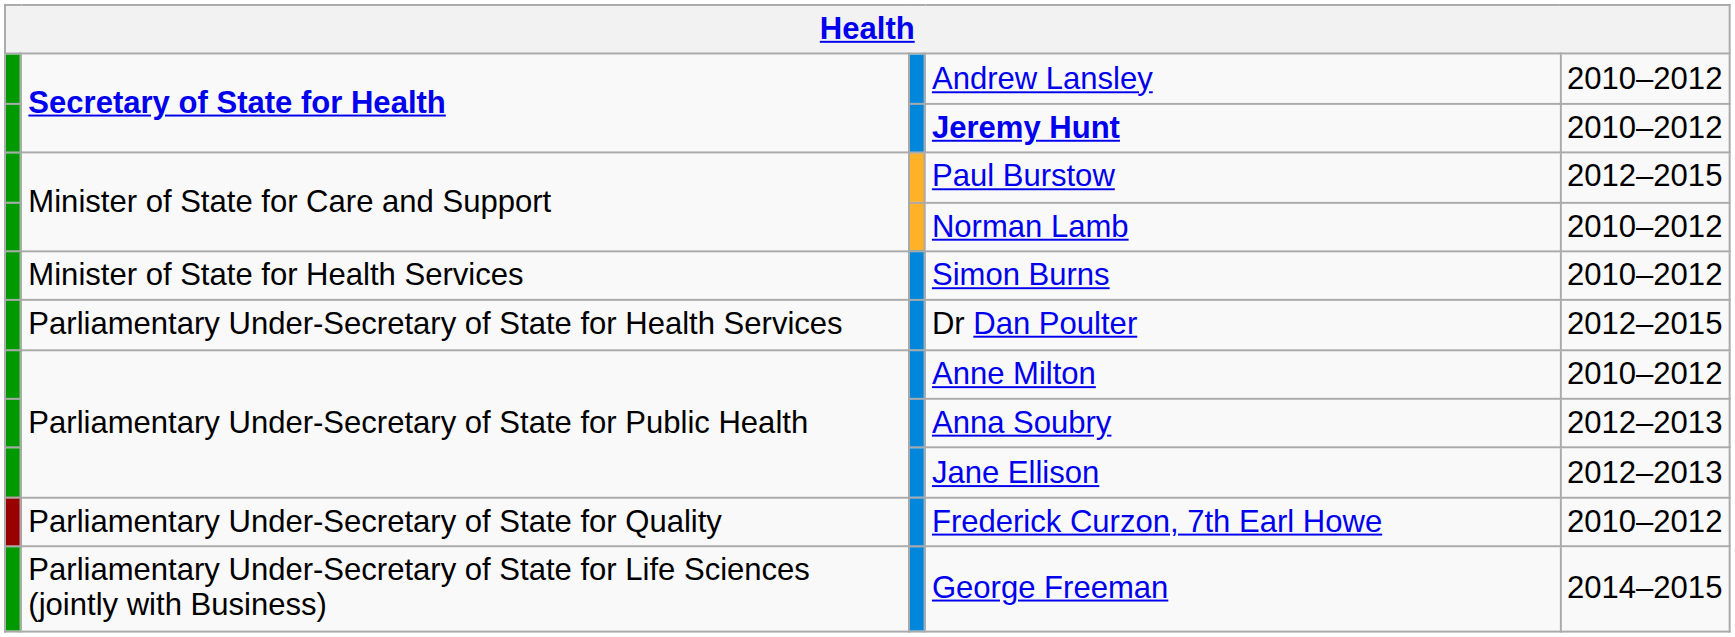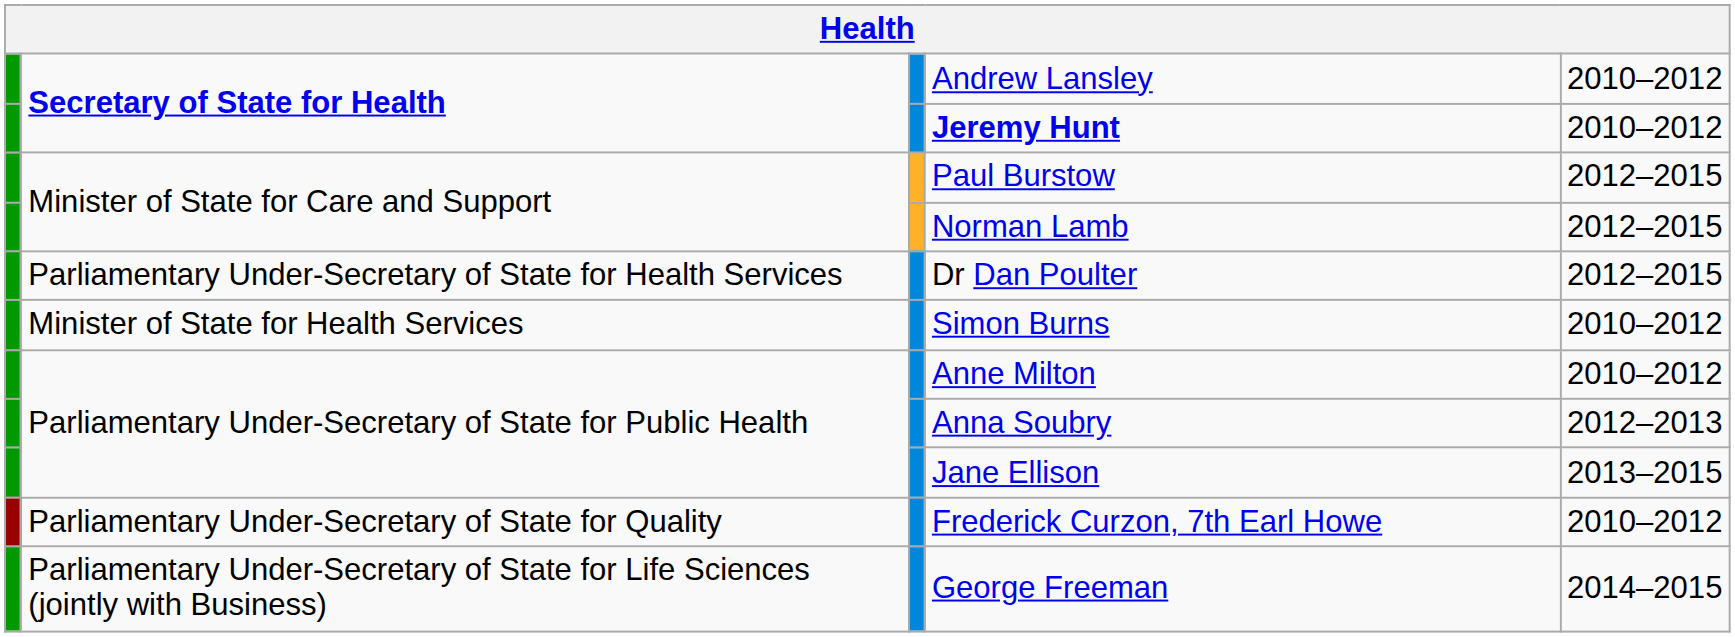(1645, 226) 2010–2012 -> (1645, 226) 2012–2015
rows swapped: (1021, 275) <-> (1035, 324)
(1645, 472) 2012–2013 -> (1645, 472) 2013–2015
